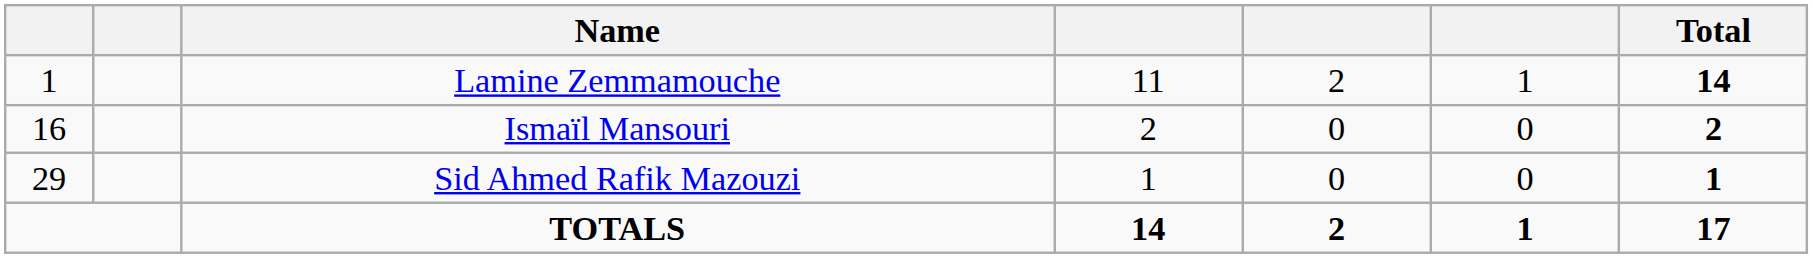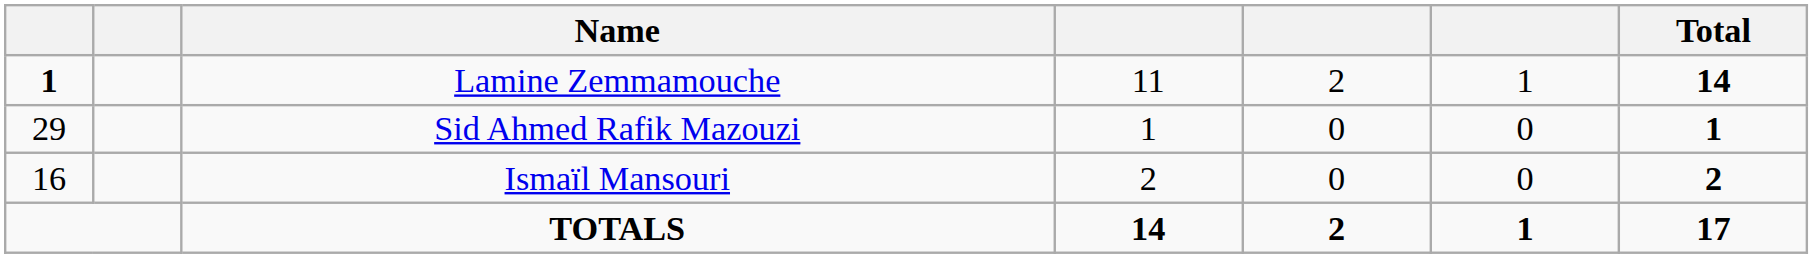(49, 80) normal -> (49, 80) bold
rows swapped: (617, 129) <-> (617, 178)
